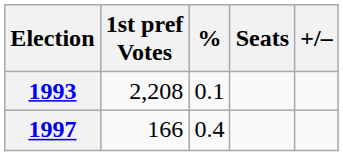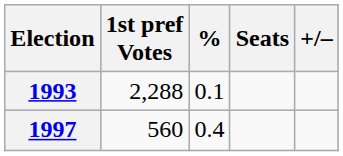(156, 90) 2,208 -> (156, 90) 2,288
(165, 129) 166 -> (165, 129) 560
